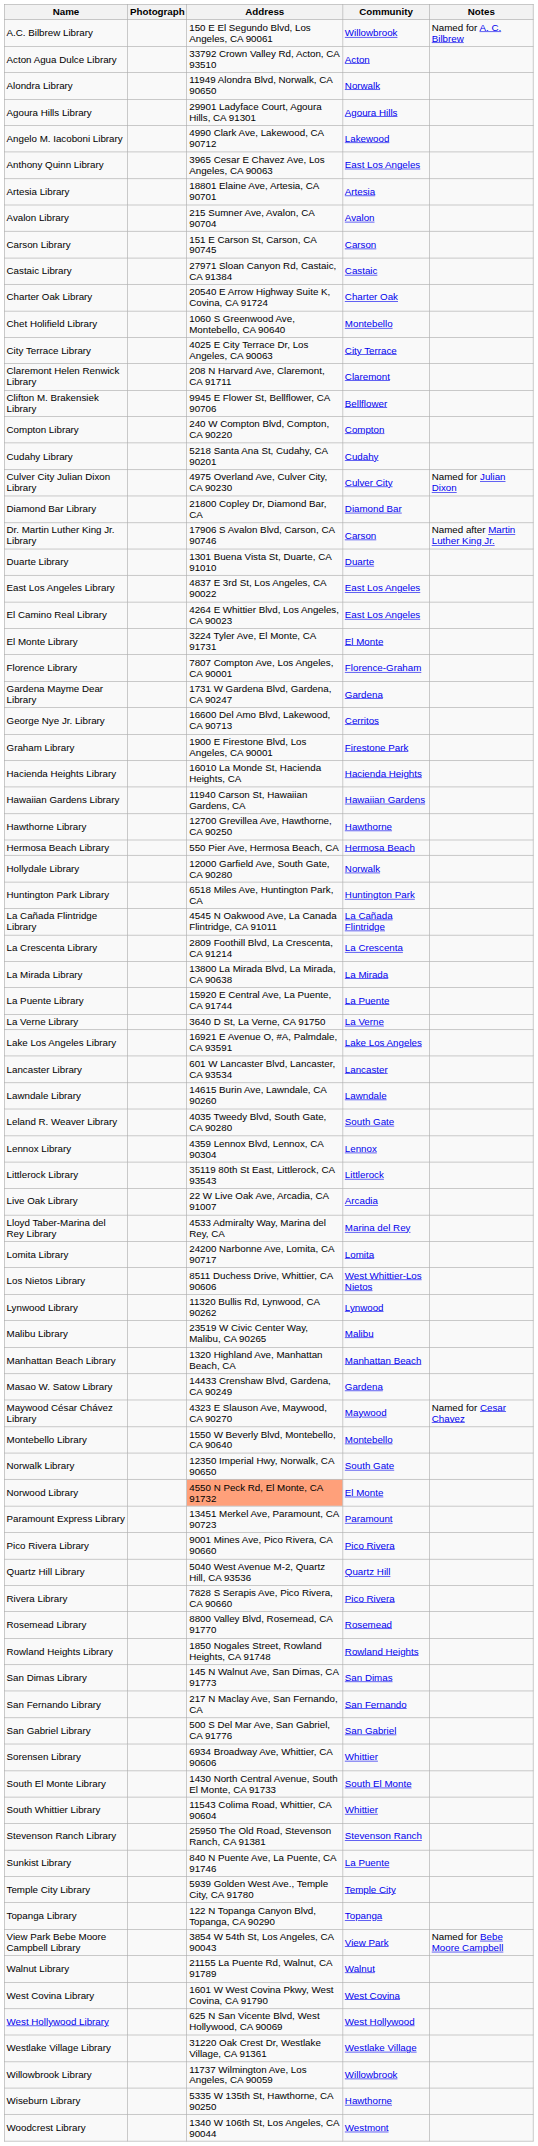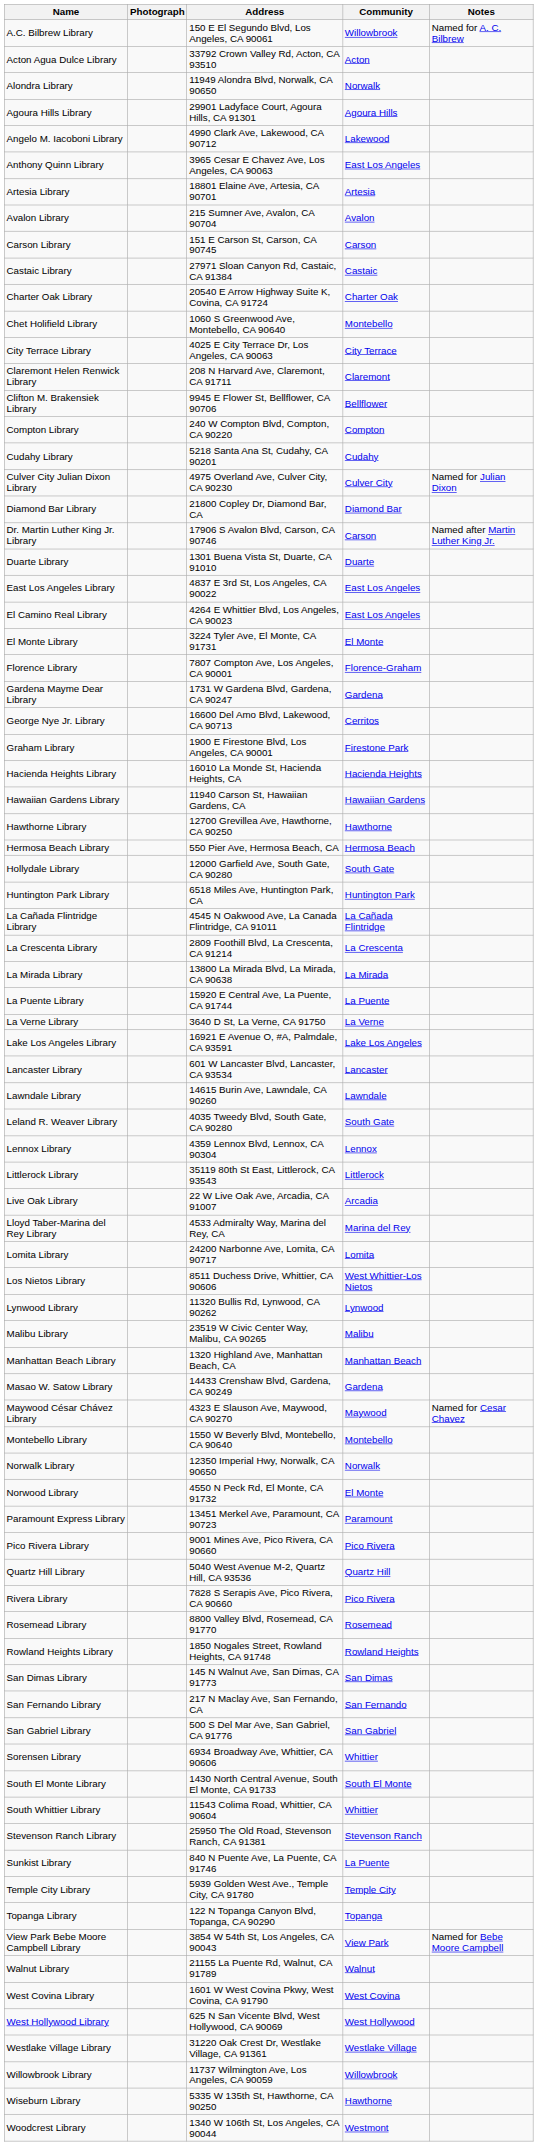(362, 868) Norwalk -> (370, 868) South Gate
(370, 1466) South Gate -> (362, 1466) Norwalk
(256, 1492) lightsalmon background -> (256, 1492) no background
